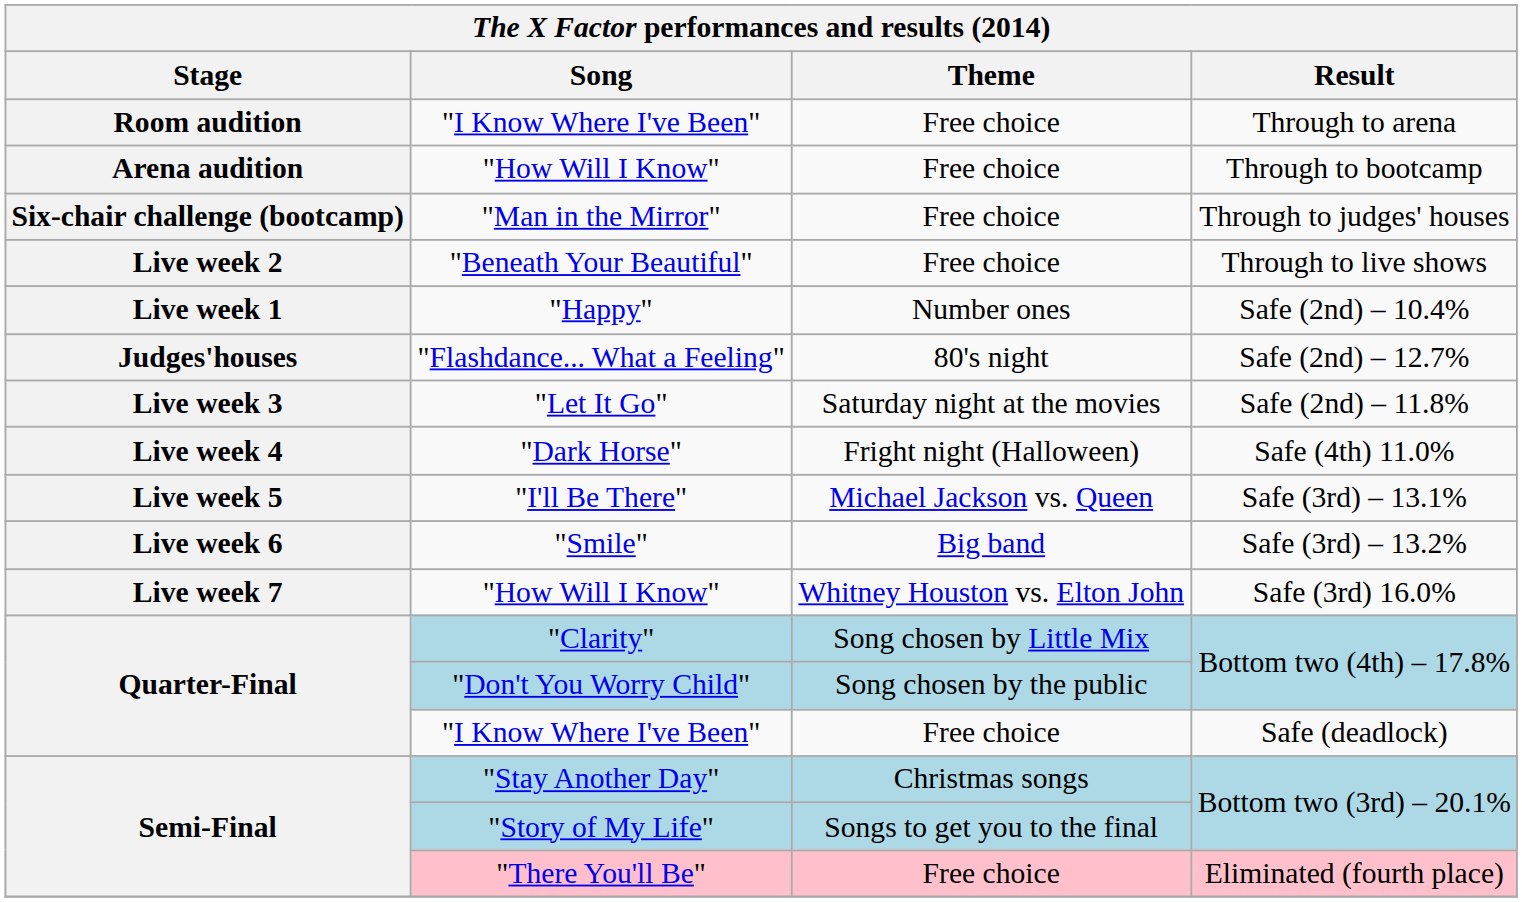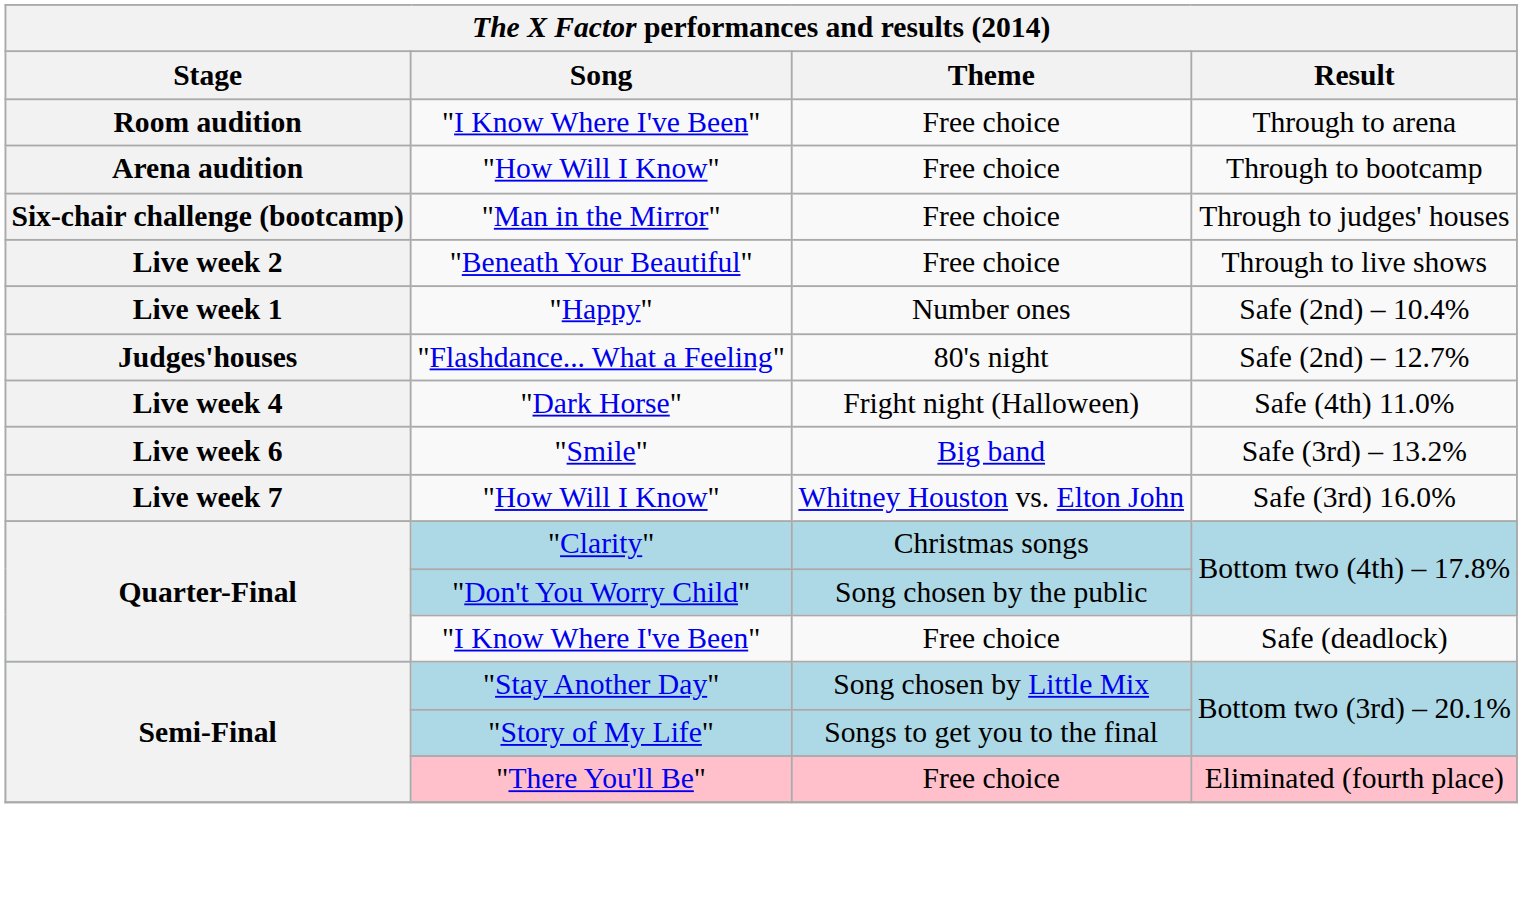- row: (601, 403)
- row: (601, 497)
(991, 638) Song chosen by Little Mix -> (991, 544) Christmas songs
(991, 779) Christmas songs -> (991, 685) Song chosen by Little Mix
